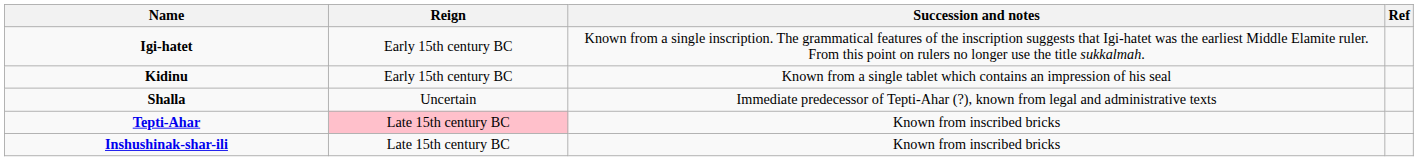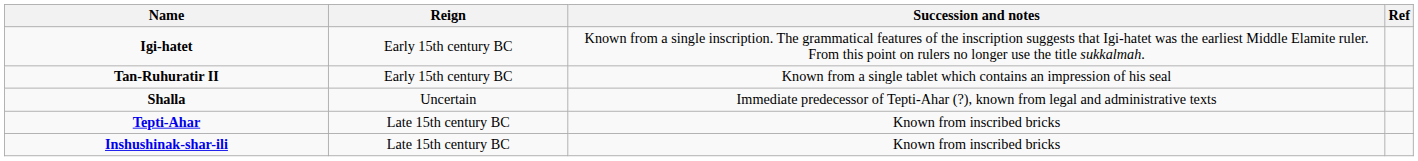- row: (166, 76)
+ row: (166, 76)
(448, 122) pink background -> (448, 122) no background
